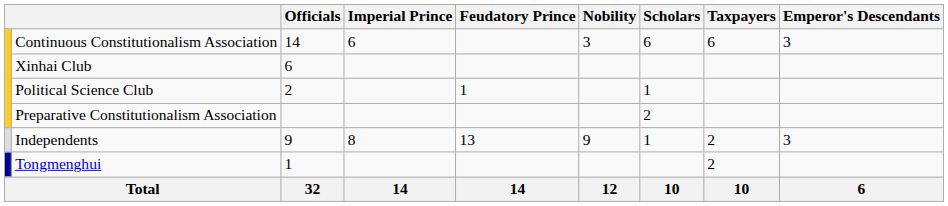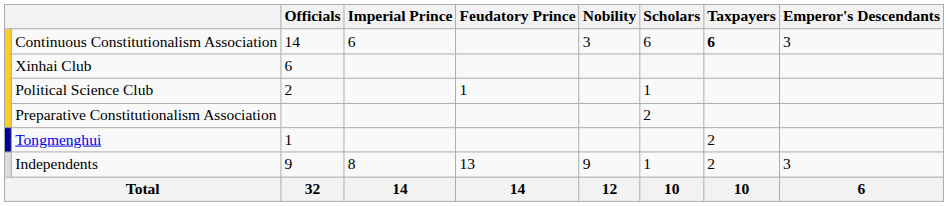(711, 41) normal -> (711, 41) bold
rows swapped: (58, 164) <-> (57, 139)
